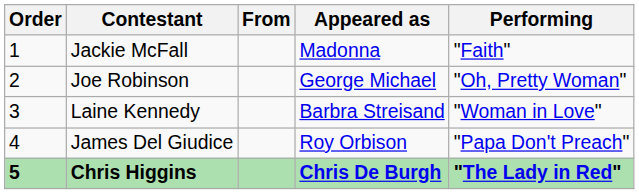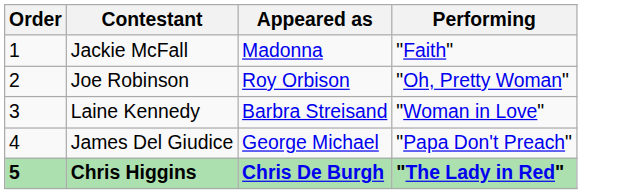- column: (266, 19)
(368, 81) George Michael -> (296, 81) Roy Orbison
(353, 142) Roy Orbison -> (310, 142) George Michael
